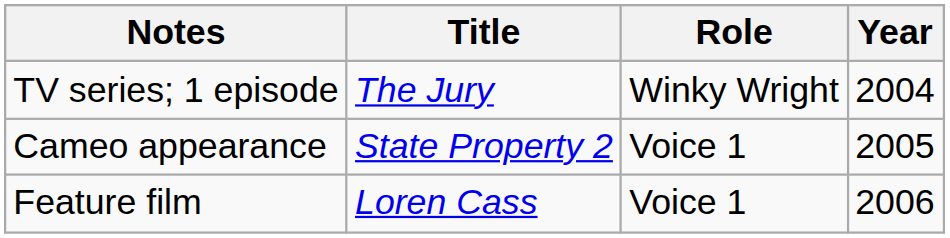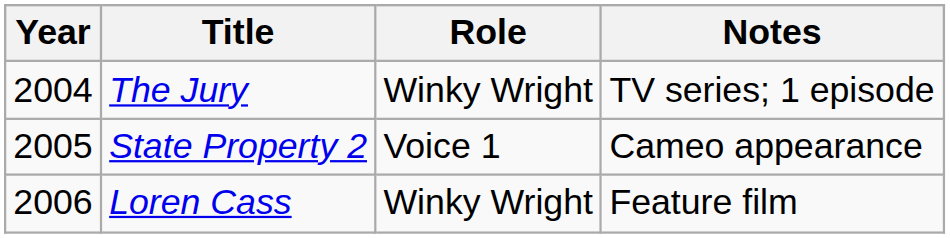columns swapped: (895, 32) <-> (176, 32)
(688, 202) Voice 1 -> (488, 202) Winky Wright
